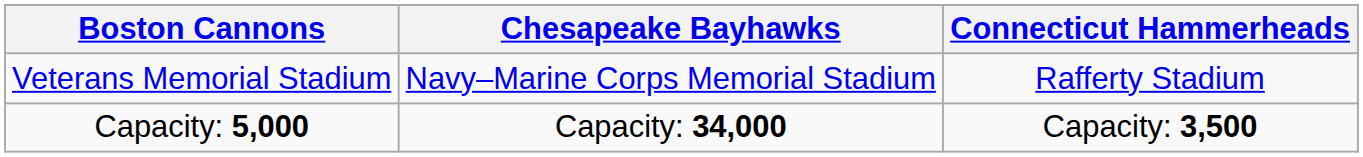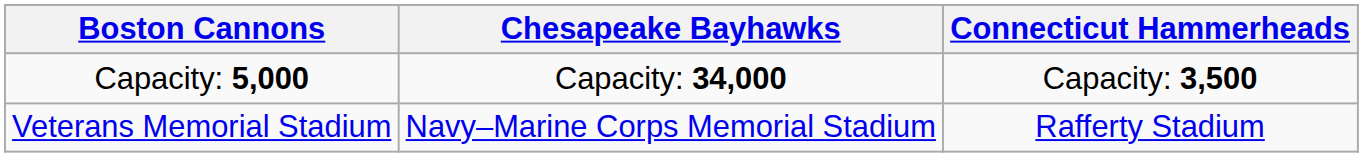rows swapped: (202, 77) <-> (202, 126)
